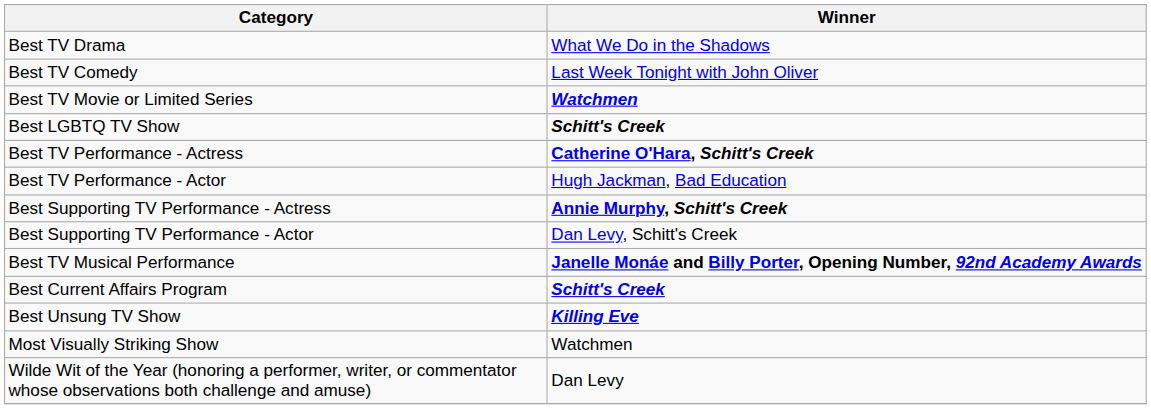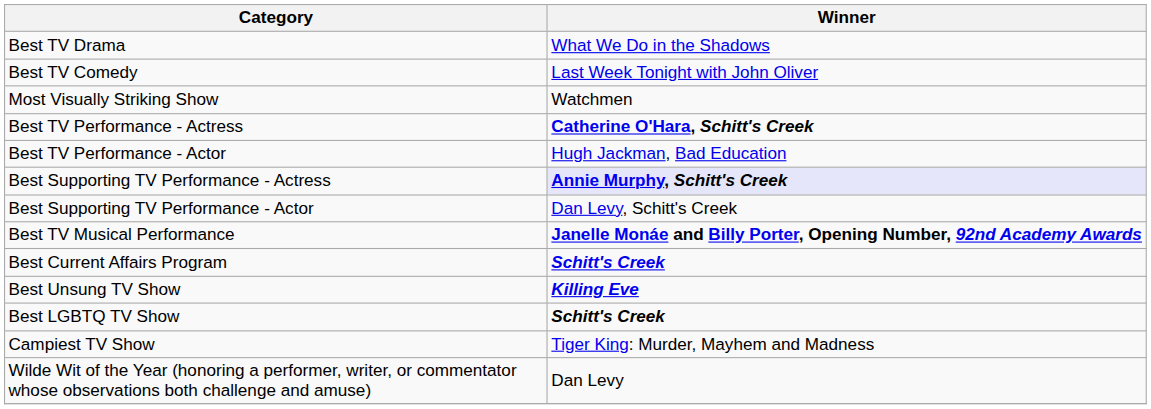- row: (131, 99)
rows swapped: (94, 126) <-> (113, 343)
(669, 208) no background -> (669, 180) lavender background
+ row: (82, 343)
